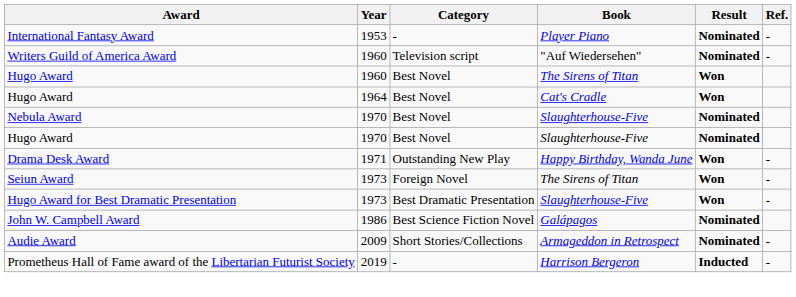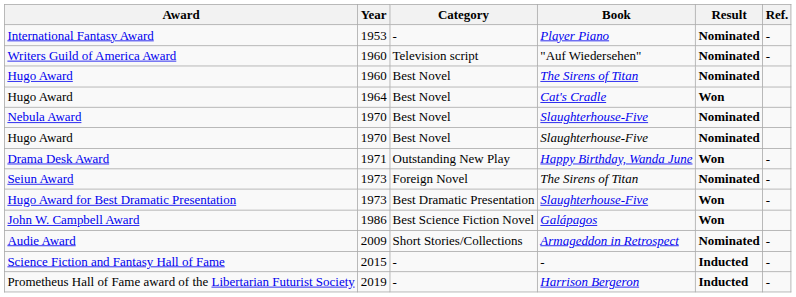(711, 76) Won -> (729, 76) Nominated
(711, 179) Won -> (729, 179) Nominated
(729, 220) Nominated -> (711, 220) Won
+ row: (116, 261)
